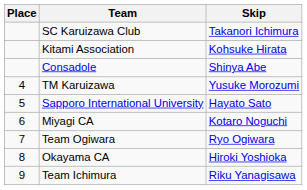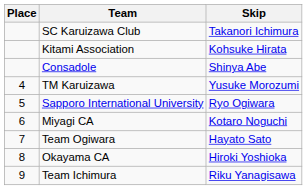(240, 103) Hayato Sato -> (242, 103) Ryo Ogiwara
(242, 139) Ryo Ogiwara -> (240, 139) Hayato Sato
